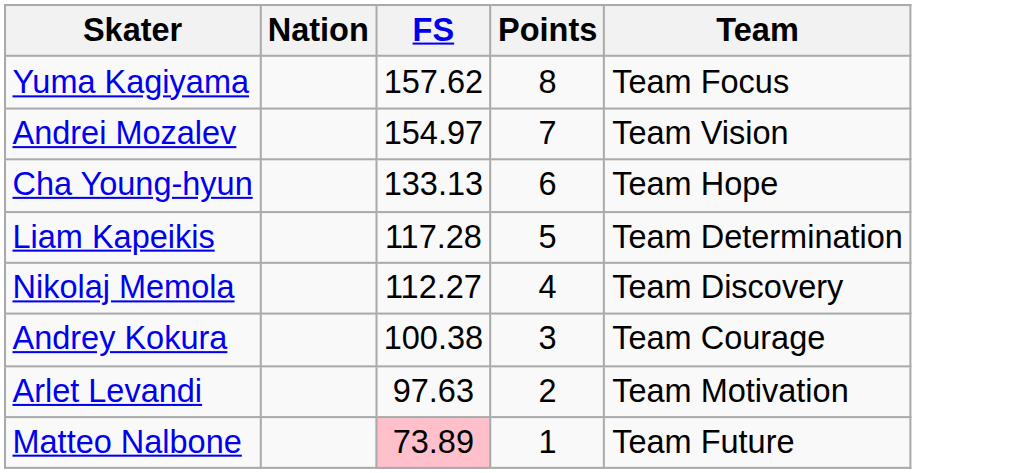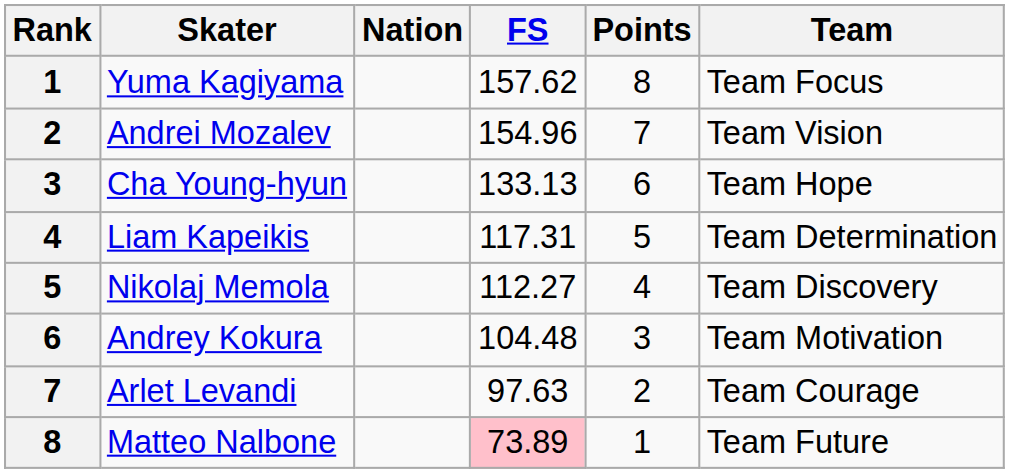+ column: (52, 30)
(433, 133) 154.97 -> (528, 133) 154.96
(433, 236) 117.28 -> (528, 236) 117.31
(433, 339) 100.38 -> (528, 339) 104.48
(719, 339) Team Courage -> (825, 339) Team Motivation
(730, 390) Team Motivation -> (813, 390) Team Courage
